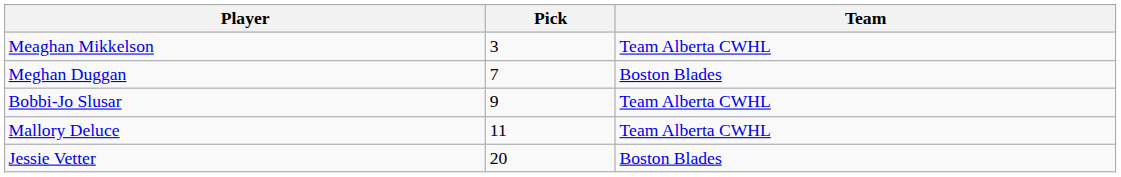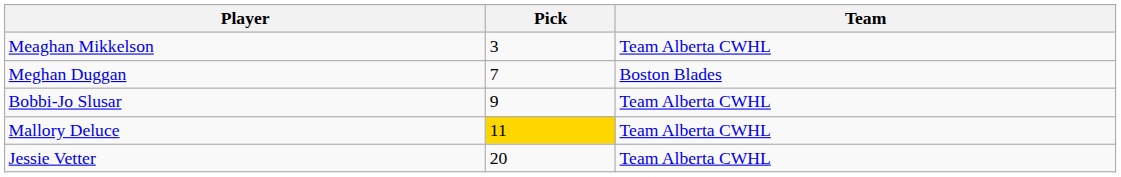(498, 130) no background -> (498, 130) gold background
(671, 158) Boston Blades -> (695, 158) Team Alberta CWHL
